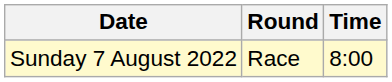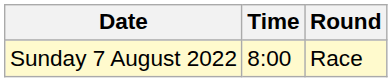columns swapped: (355, 22) <-> (283, 22)
